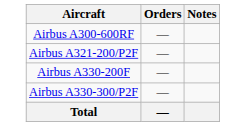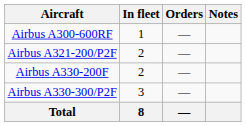+ column: (141, 14)
